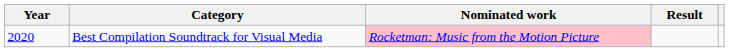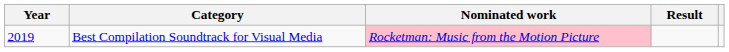(21, 36) 2020 -> (21, 36) 2019
